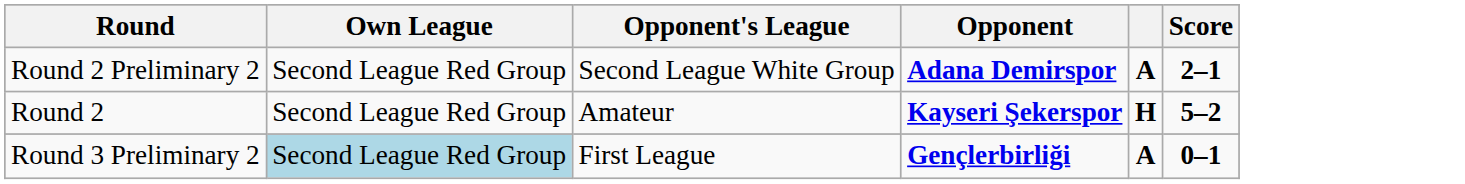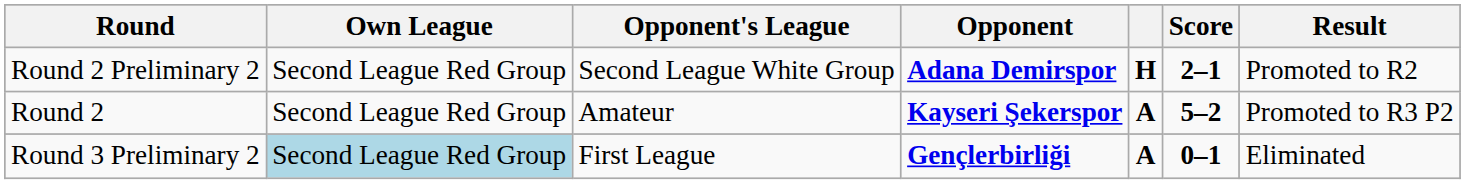+ column: (1350, 26)
(1146, 69) A -> (1146, 69) H
(1146, 112) H -> (1146, 112) A
